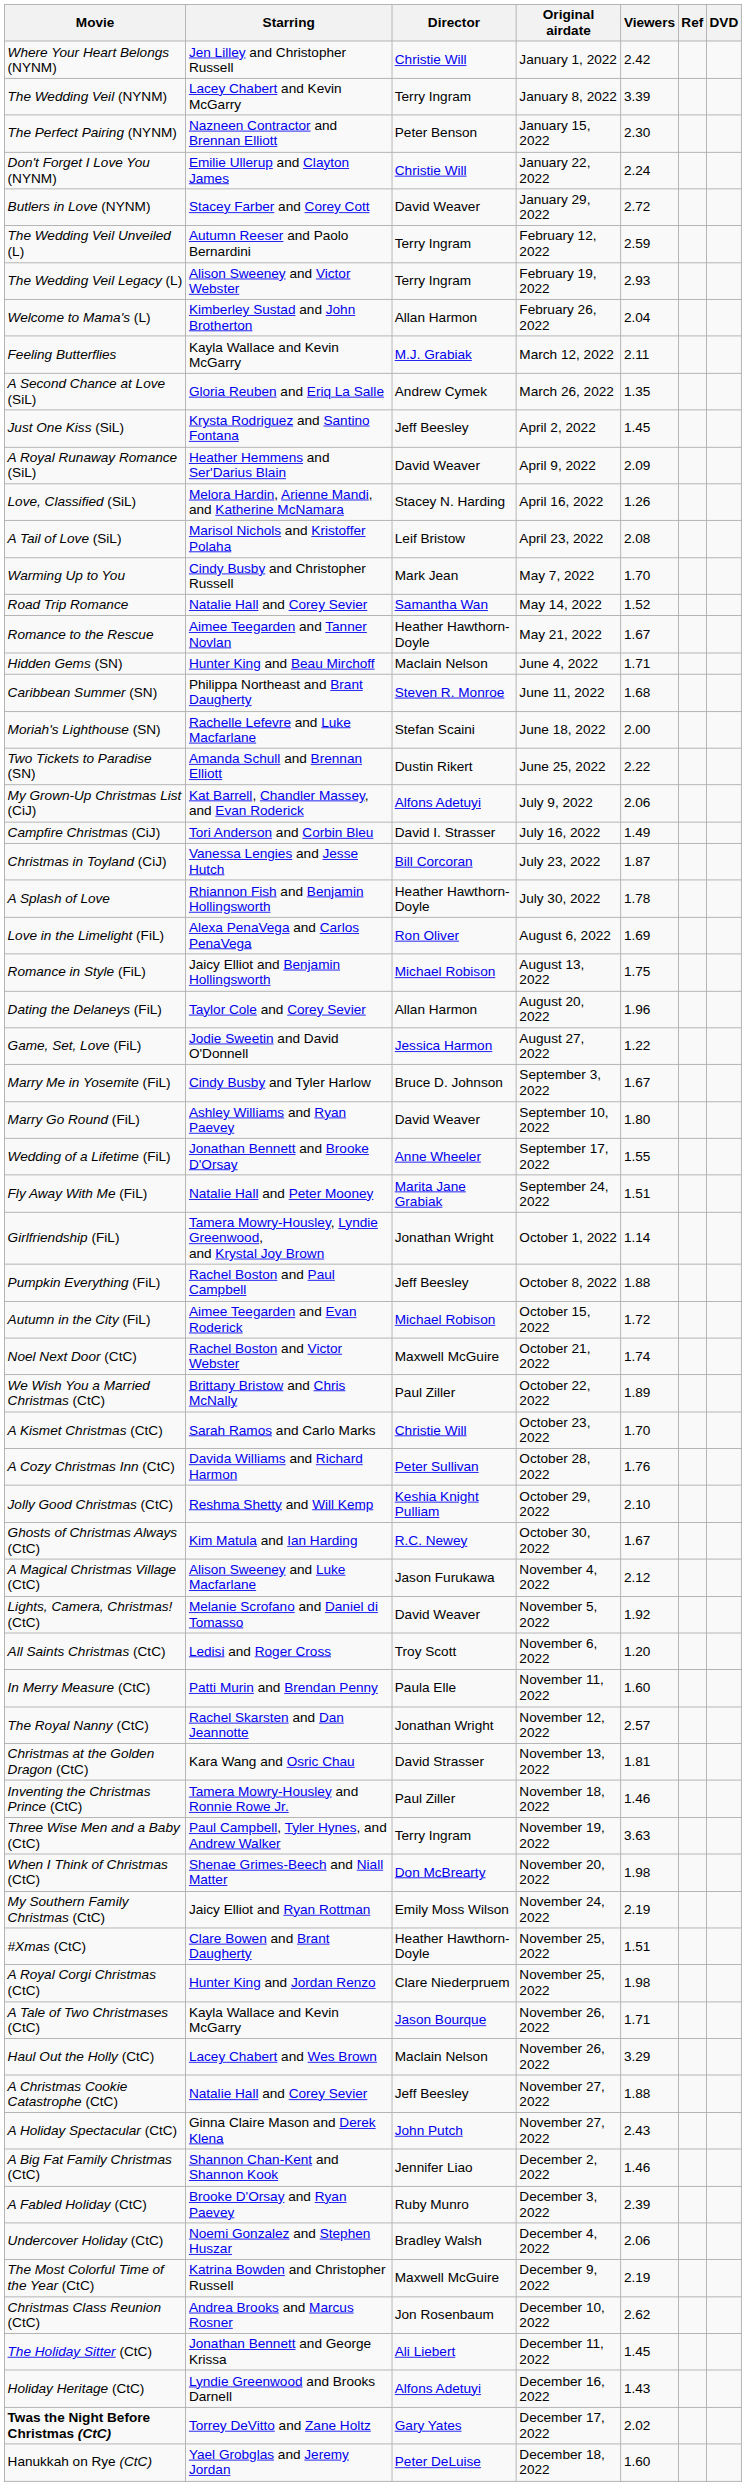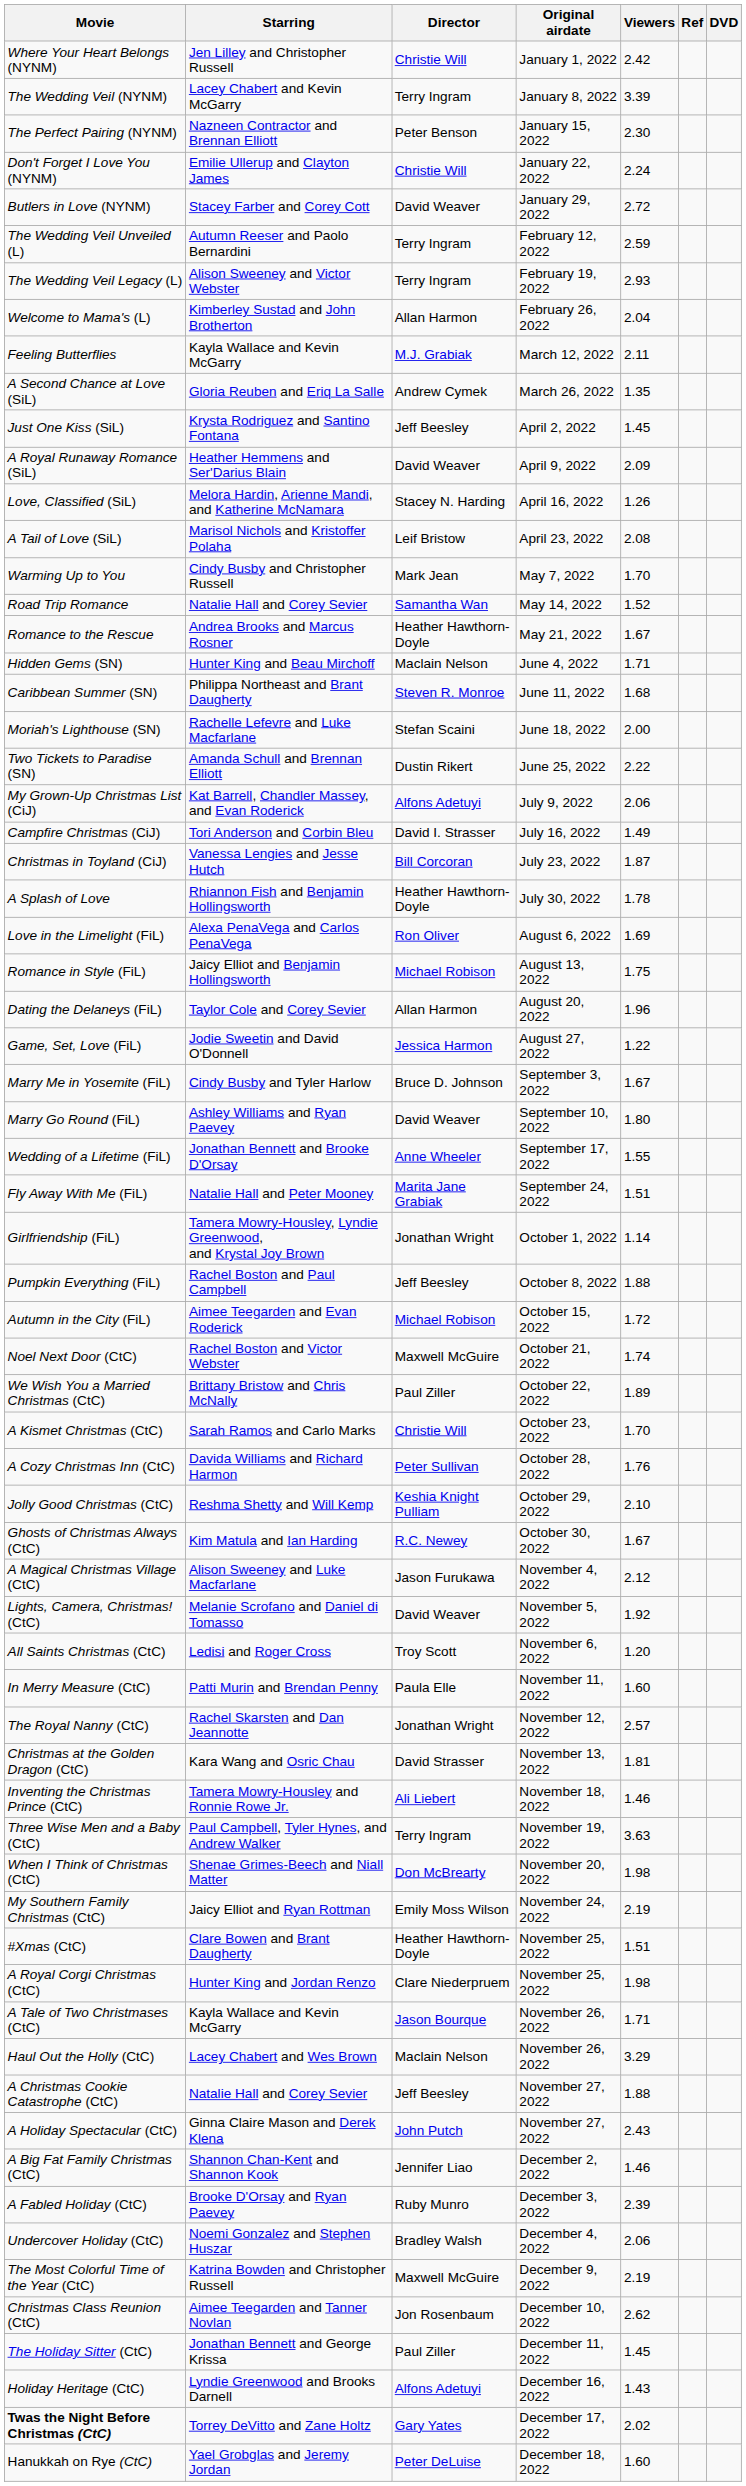(278, 634) Aimee Teegarden and Tanner Novlan -> (271, 634) Andrea Brooks and Marcus Rosner
(425, 1798) Paul Ziller -> (425, 1798) Ali Liebert
(271, 2315) Andrea Brooks and Marcus Rosner -> (278, 2315) Aimee Teegarden and Tanner Novlan
(425, 2351) Ali Liebert -> (425, 2351) Paul Ziller
